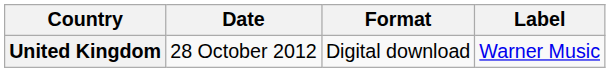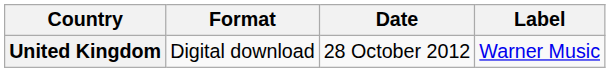columns swapped: (243, 20) <-> (398, 20)
